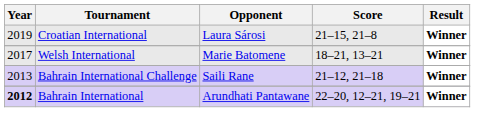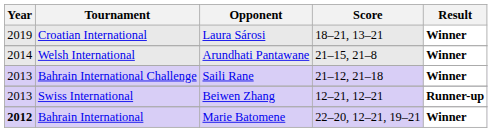(346, 35) 21–15, 21–8 -> (349, 35) 18–21, 13–21
(20, 55) 2017 -> (20, 55) 2014
(244, 55) Marie Batomene -> (256, 55) Arundhati Pantawane
(349, 55) 18–21, 13–21 -> (346, 55) 21–15, 21–8
+ row: (85, 96)
(256, 96) Arundhati Pantawane -> (244, 117) Marie Batomene
